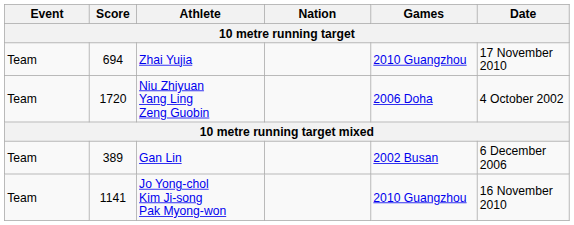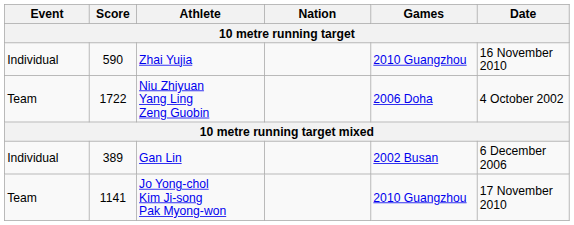(22, 60) Team -> (33, 60) Individual
(113, 60) 694 -> (113, 60) 590
(516, 60) 17 November 2010 -> (516, 60) 16 November 2010
(113, 99) 1720 -> (113, 99) 1722
(22, 158) Team -> (33, 158) Individual
(516, 198) 16 November 2010 -> (516, 198) 17 November 2010
